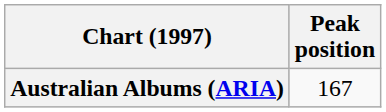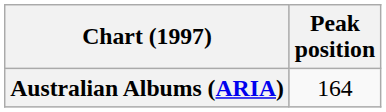(335, 87) 167 -> (335, 87) 164
